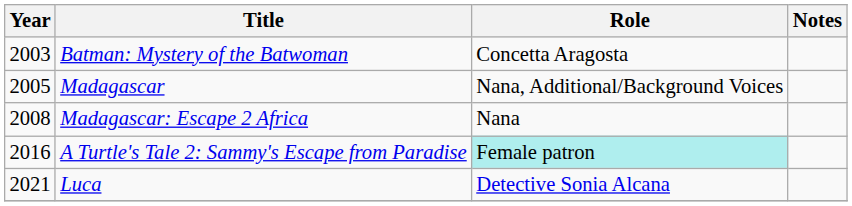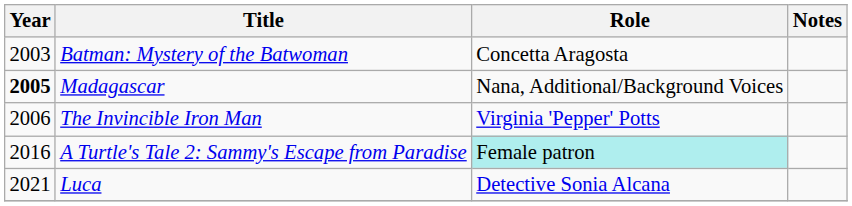(30, 86) normal -> (30, 86) bold
+ row: (161, 119)
- row: (184, 119)
